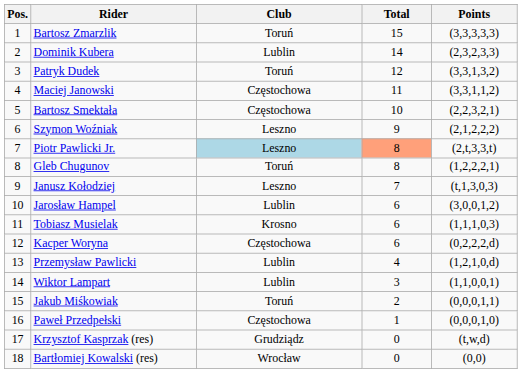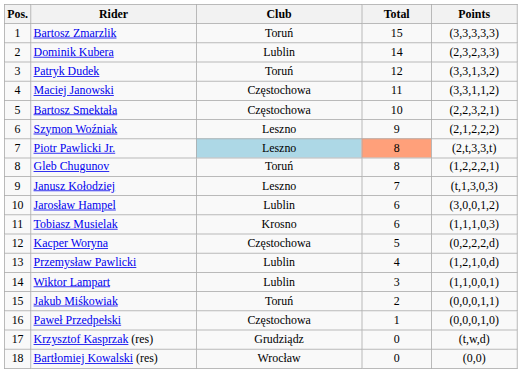(397, 243) 6 -> (397, 243) 5
